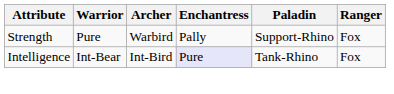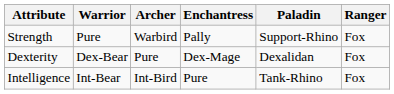+ row: (33, 57)
(191, 57) lavender background -> (195, 78) no background
